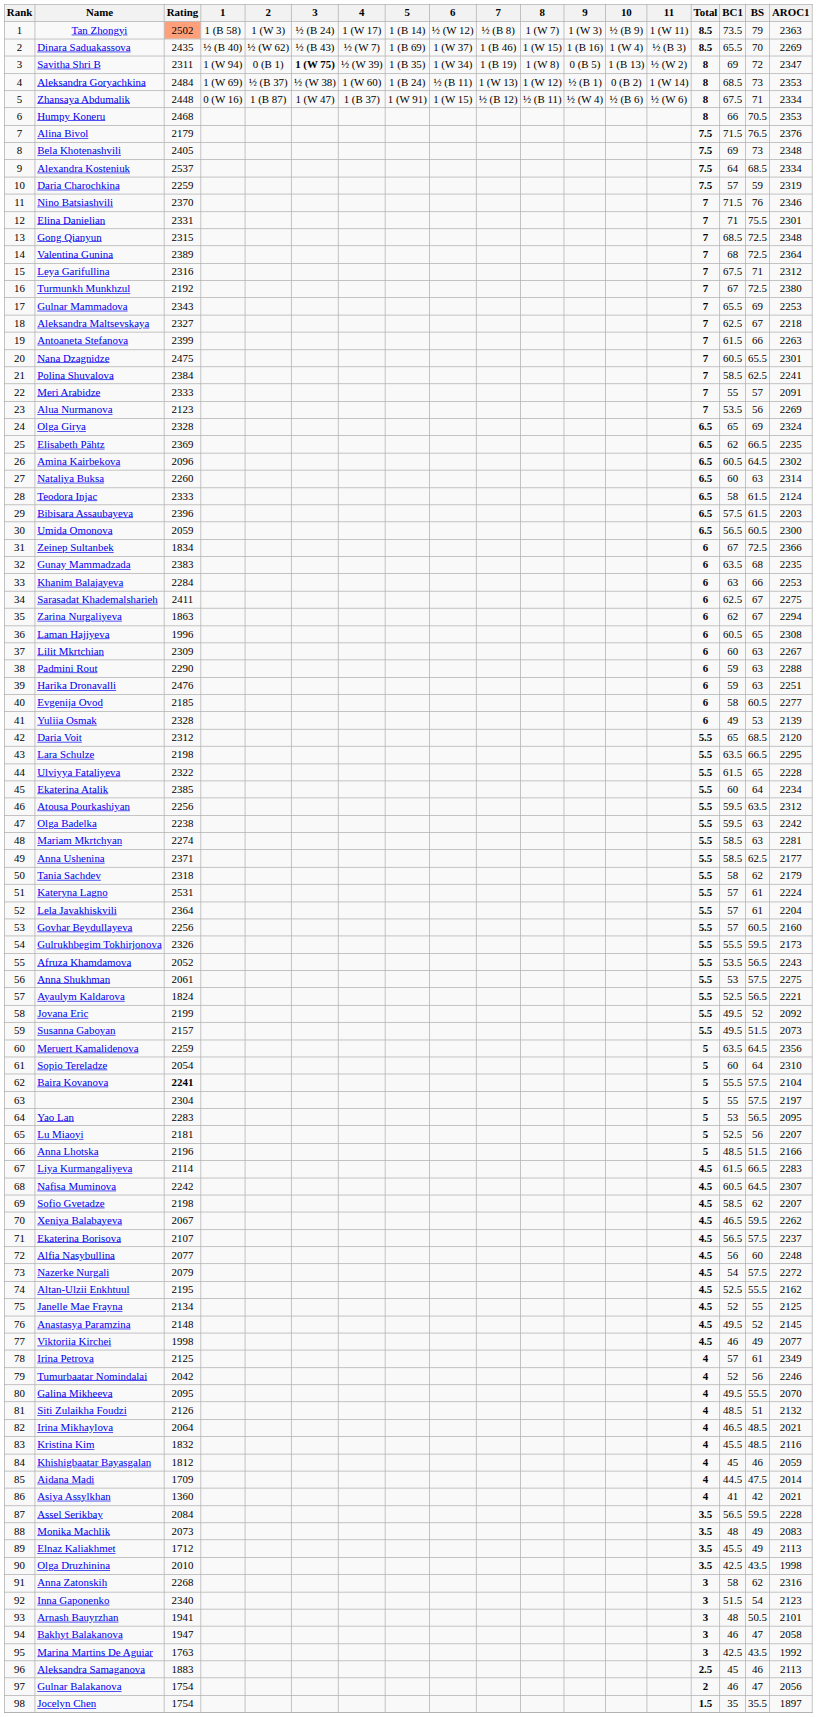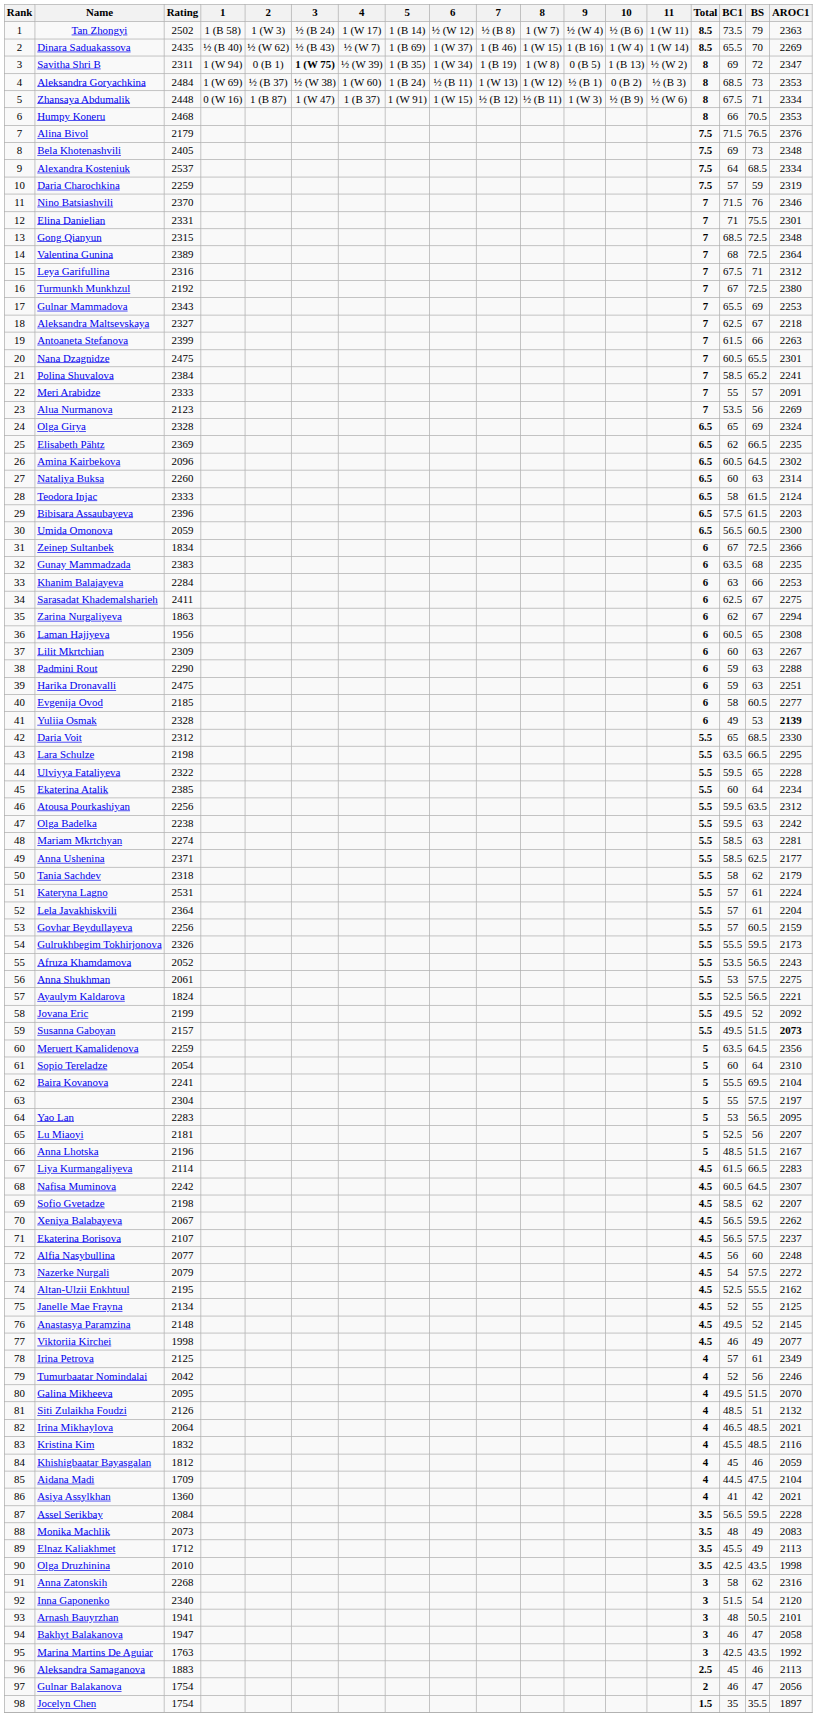(182, 30) lightsalmon background -> (182, 30) no background
(585, 30) 1 (W 3) -> (585, 30) ½ (W 4)
(626, 30) ½ (B 9) -> (626, 30) ½ (B 6)
(669, 47) ½ (B 3) -> (669, 47) 1 (W 14)
(669, 82) 1 (W 14) -> (669, 82) ½ (B 3)
(585, 99) ½ (W 4) -> (585, 99) 1 (W 3)
(626, 99) ½ (B 6) -> (626, 99) ½ (B 9)
(757, 375) 62.5 -> (757, 375) 65.2
(182, 634) 1996 -> (182, 634) 1956
(182, 686) 2476 -> (182, 686) 2475
(791, 720) normal -> (791, 720) bold
(791, 737) 2120 -> (791, 737) 2330
(733, 772) 61.5 -> (733, 772) 59.5
(791, 927) 2160 -> (791, 927) 2159
(791, 1031) normal -> (791, 1031) bold
(182, 1082) bold -> (182, 1082) normal
(757, 1082) 57.5 -> (757, 1082) 69.5
(791, 1151) 2166 -> (791, 1151) 2167
(733, 1220) 46.5 -> (733, 1220) 56.5
(757, 1393) 55.5 -> (757, 1393) 51.5
(791, 1479) 2014 -> (791, 1479) 2104
(791, 1600) 2123 -> (791, 1600) 2120
